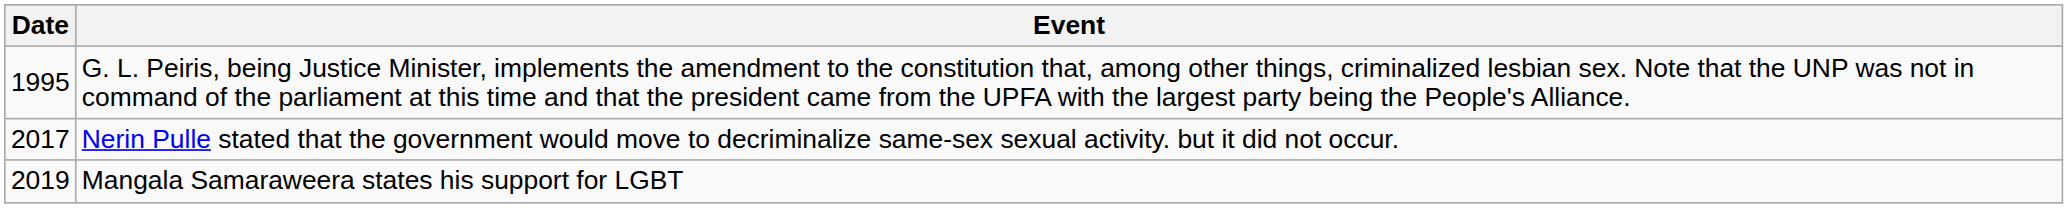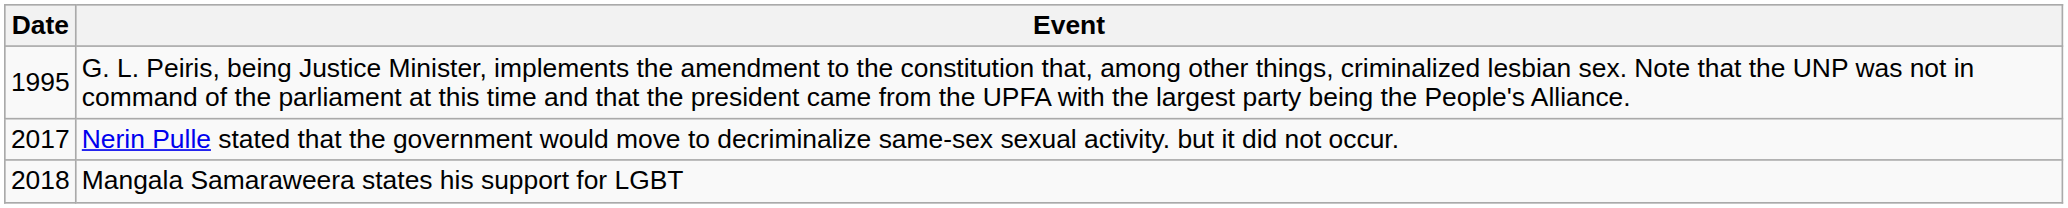(40, 180) 2019 -> (40, 180) 2018
